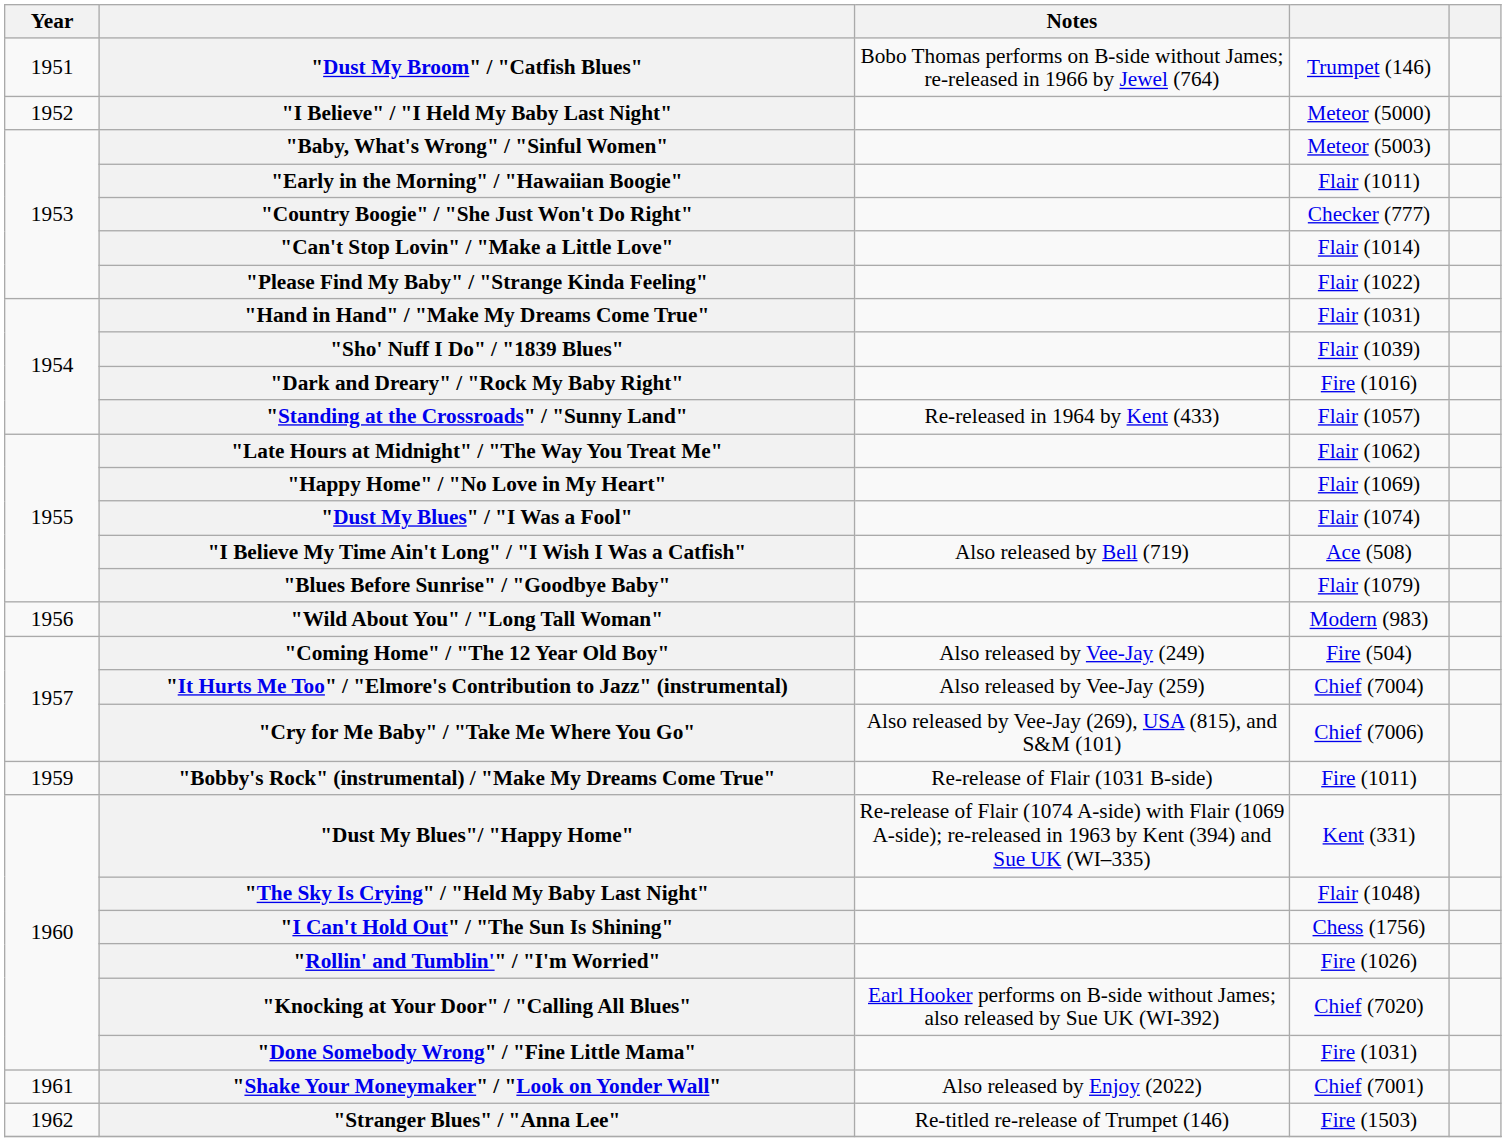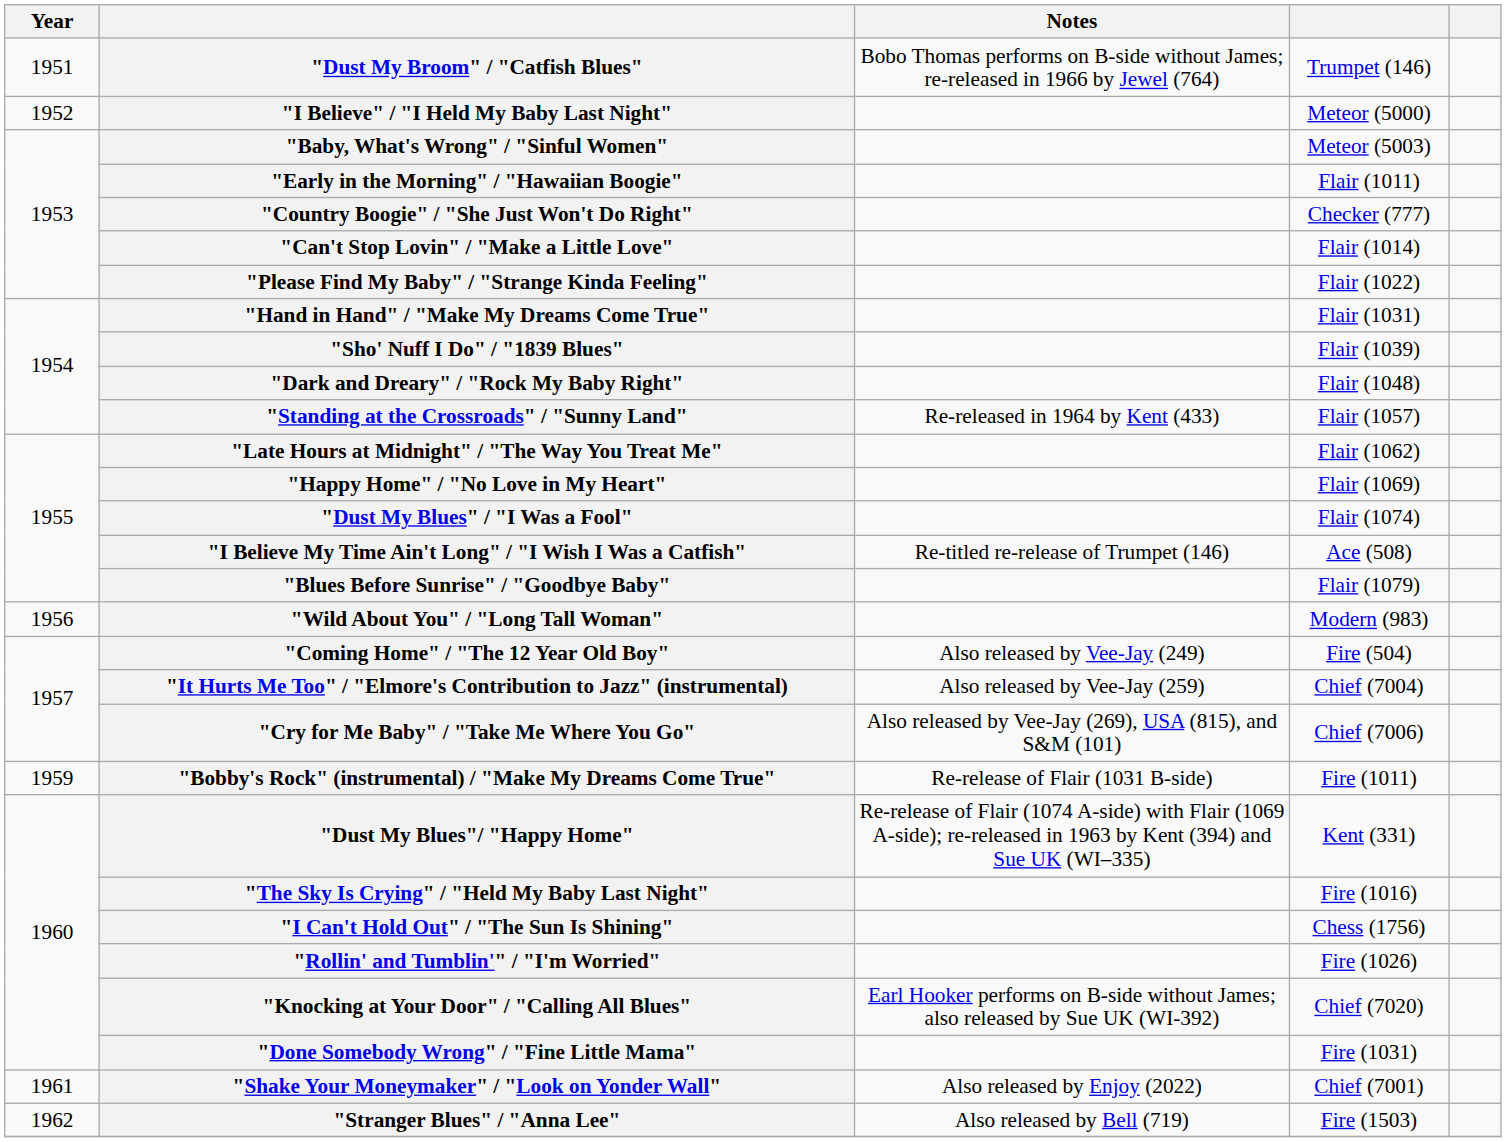(1369, 382) Fire (1016) -> (1369, 382) Flair (1048)
(1072, 551) Also released by Bell (719) -> (1072, 551) Re-titled re-release of Trumpet (146)
(1369, 893) Flair (1048) -> (1369, 893) Fire (1016)
(1072, 1119) Re-titled re-release of Trumpet (146) -> (1072, 1119) Also released by Bell (719)
